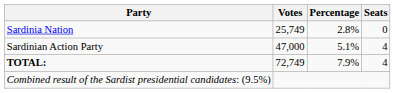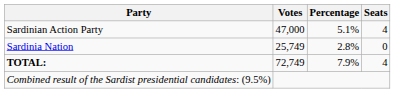rows swapped: (55, 46) <-> (40, 29)
